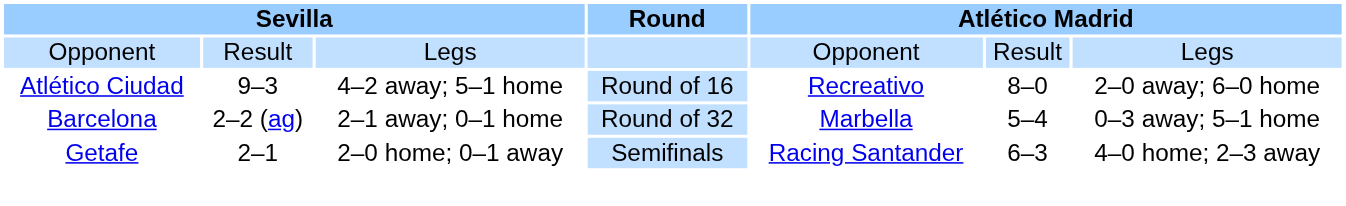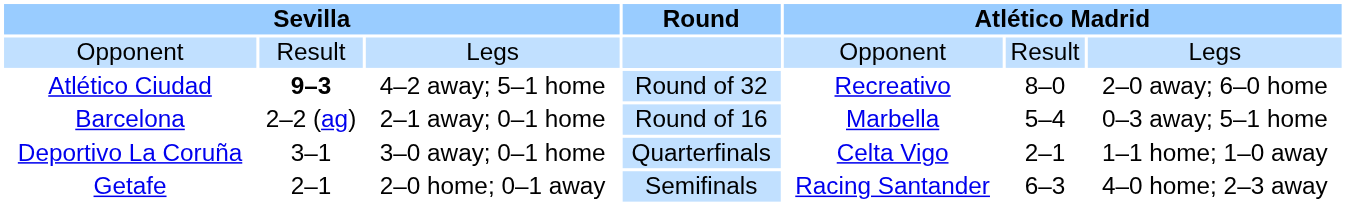(258, 85) normal -> (311, 85) bold
(667, 85) Round of 16 -> (701, 85) Round of 32
(667, 119) Round of 32 -> (701, 119) Round of 16
+ row: (130, 152)
